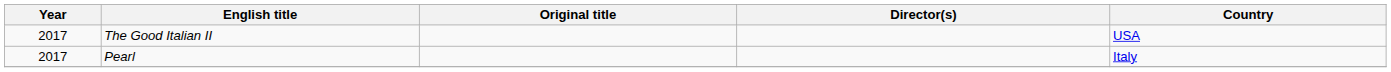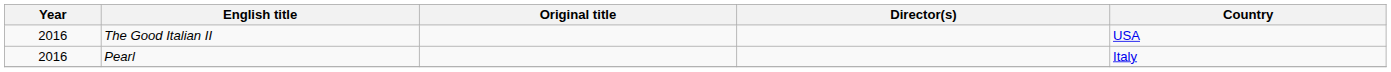(53, 35) 2017 -> (53, 35) 2016
(53, 56) 2017 -> (53, 56) 2016
